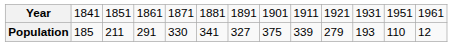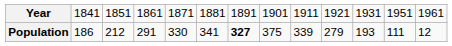(84, 32) 185 -> (84, 32) 186
(115, 32) 211 -> (115, 32) 212
(241, 32) normal -> (241, 32) bold
(396, 32) 110 -> (396, 32) 111
